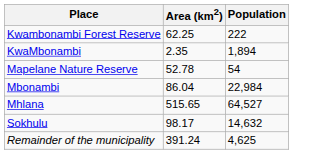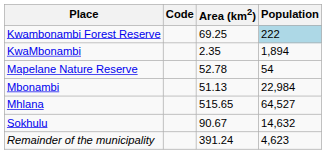+ column: (180, 14)
(180, 34) 62.25 -> (213, 34) 69.25
(237, 34) no background -> (270, 34) lightblue background
(180, 87) 86.04 -> (213, 87) 51.13
(180, 122) 98.17 -> (213, 122) 90.67
(242, 140) 4,625 -> (275, 140) 4,623
